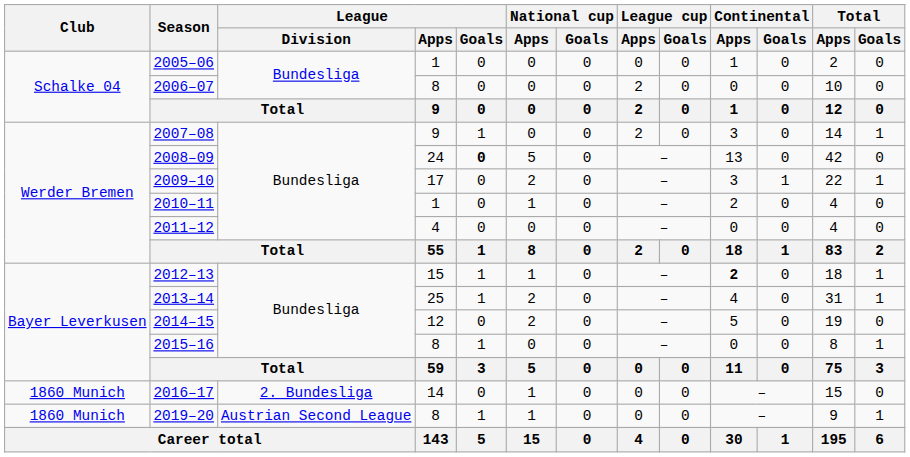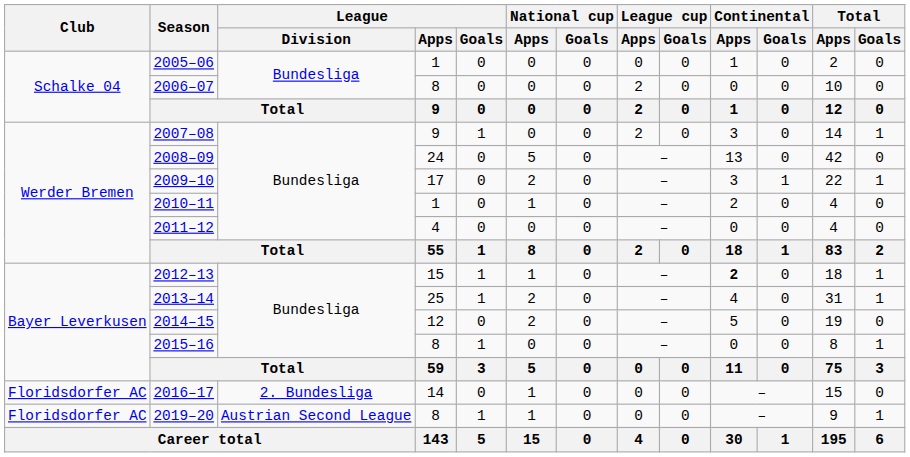(481, 157) bold -> (481, 157) normal
(77, 393) 1860 Munich -> (77, 393) Floridsdorfer AC
(77, 416) 1860 Munich -> (77, 416) Floridsdorfer AC
